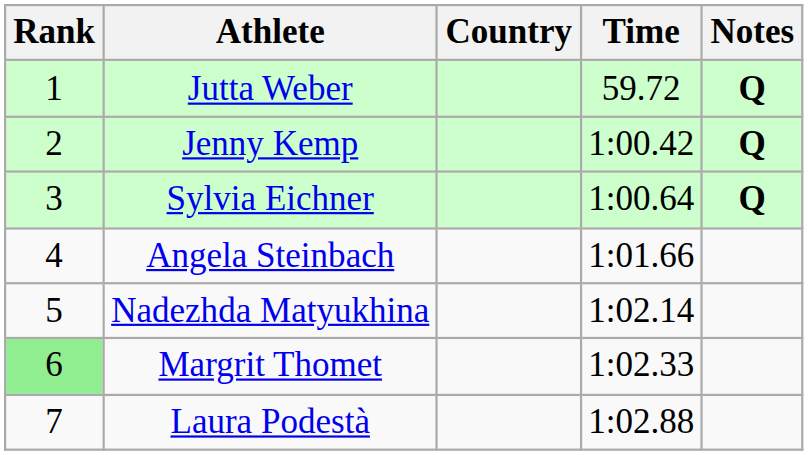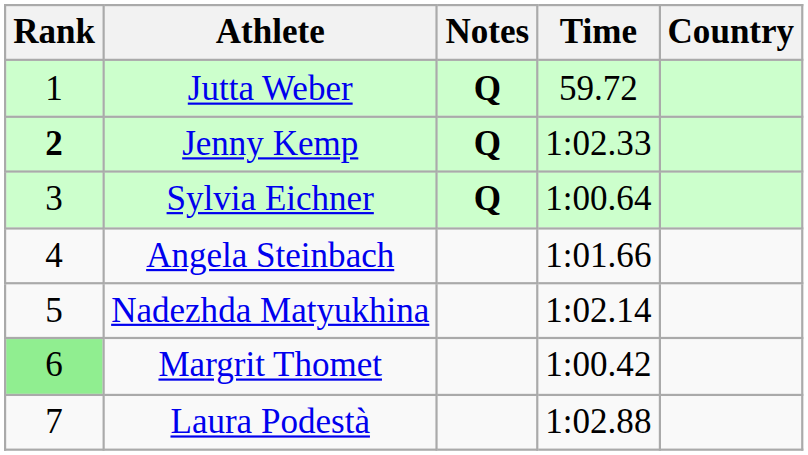columns swapped: (509, 32) <-> (752, 32)
(54, 143) normal -> (54, 143) bold
(641, 143) 1:00.42 -> (598, 143) 1:02.33
(641, 365) 1:02.33 -> (598, 365) 1:00.42
